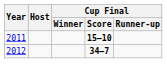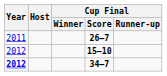+ row: (99, 38)
(16, 38) 2011 -> (16, 51) 2012
(16, 51) normal -> (16, 64) bold
